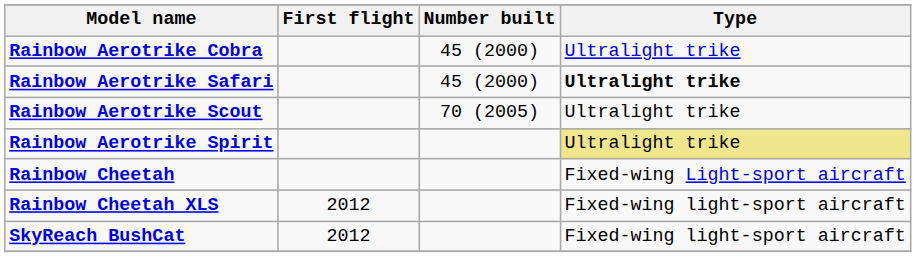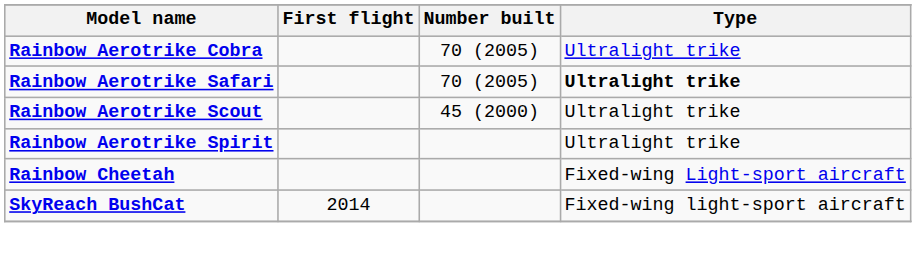(489, 51) 45 (2000) -> (489, 51) 70 (2005)
(489, 82) 45 (2000) -> (489, 82) 70 (2005)
(489, 112) 70 (2005) -> (489, 112) 45 (2000)
(653, 143) khaki background -> (653, 143) no background
- row: (114, 205)
(348, 236) 2012 -> (348, 205) 2014
